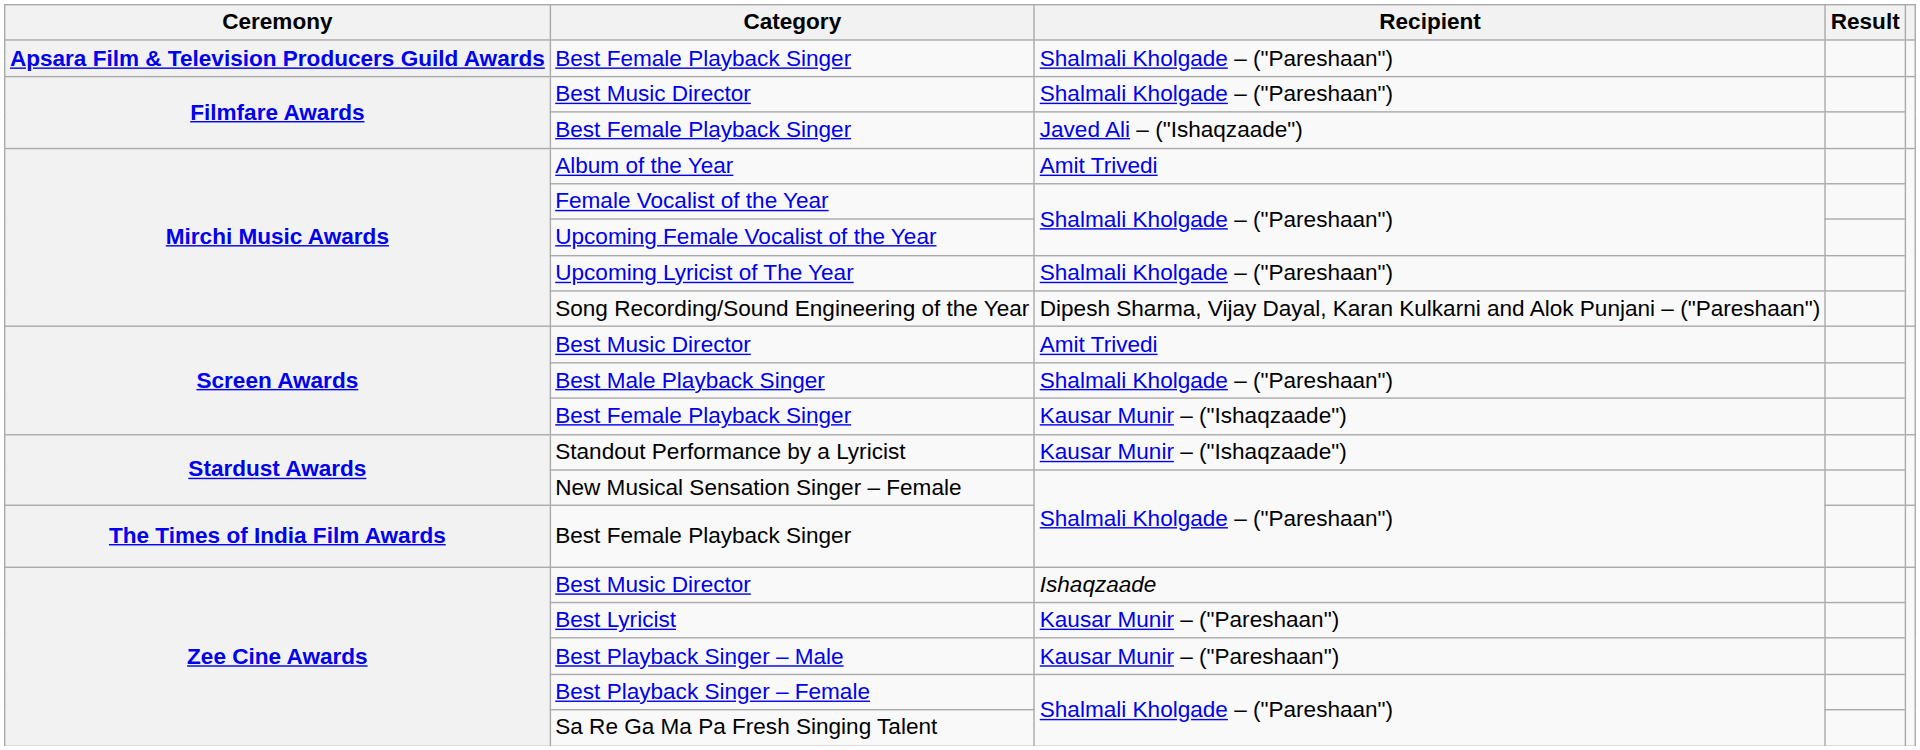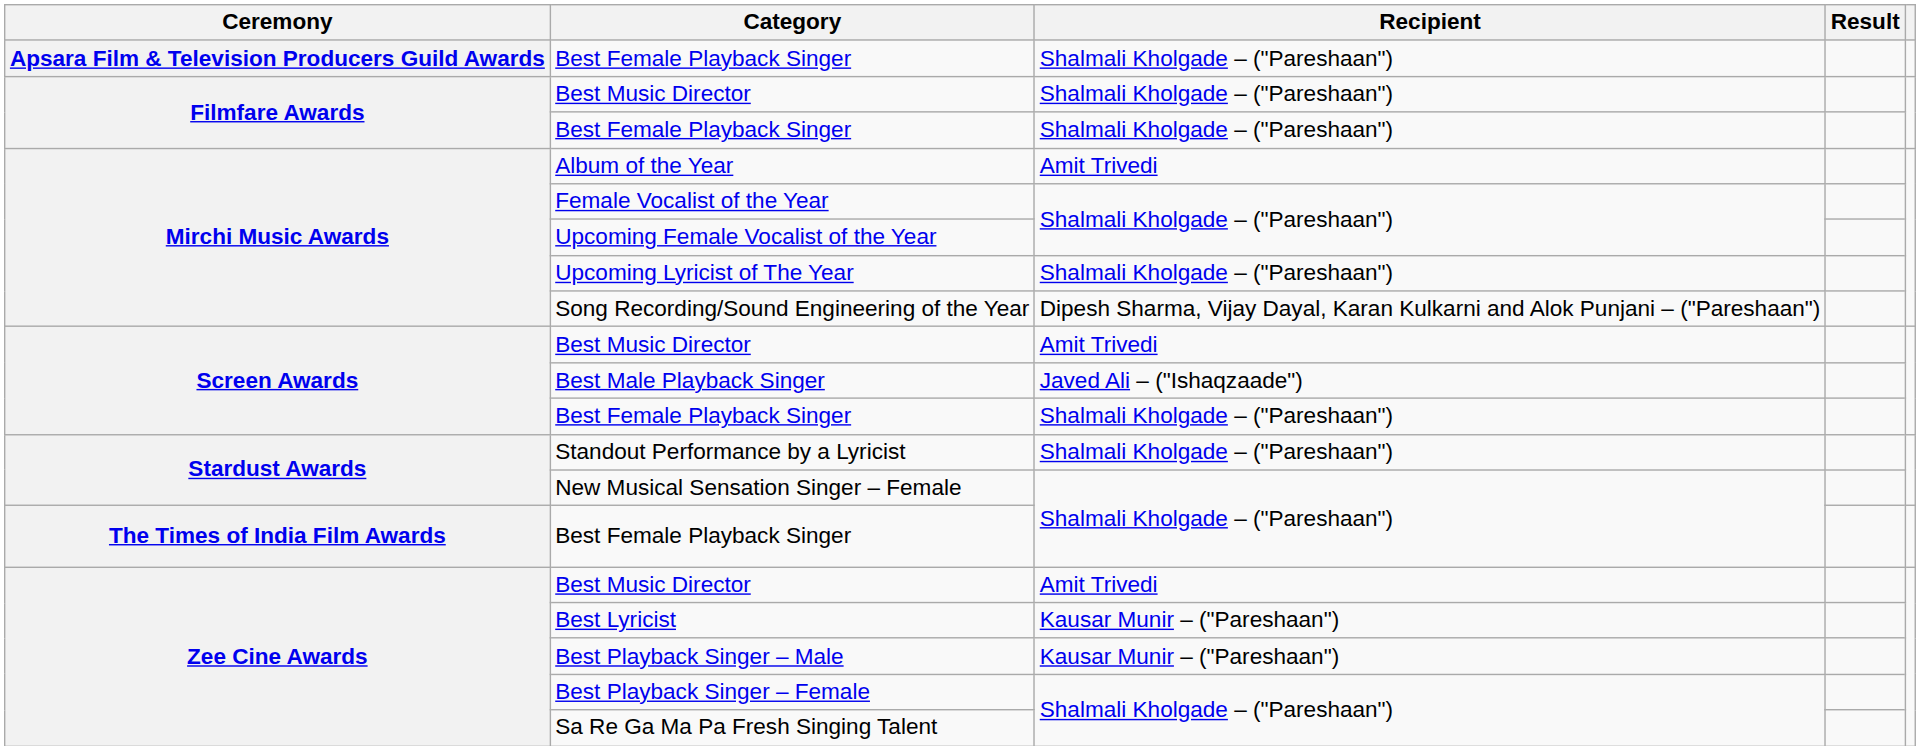(1171, 129) Javed Ali – ("Ishaqzaade") -> (1216, 129) Shalmali Kholgade – ("Pareshaan")
(1216, 380) Shalmali Kholgade – ("Pareshaan") -> (1171, 380) Javed Ali – ("Ishaqzaade")
(1193, 415) Kausar Munir – ("Ishaqzaade") -> (1216, 415) Shalmali Kholgade – ("Pareshaan")
(1193, 451) Kausar Munir – ("Ishaqzaade") -> (1216, 451) Shalmali Kholgade – ("Pareshaan")
(1098, 584) Ishaqzaade -> (1099, 584) Amit Trivedi
